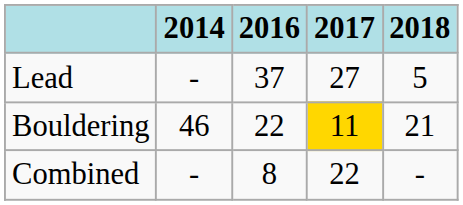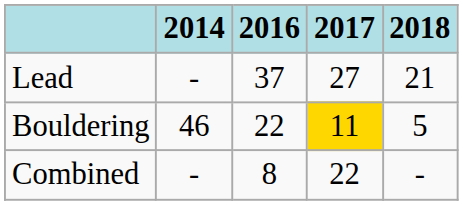(420, 77) 5 -> (420, 77) 21
(420, 125) 21 -> (420, 125) 5
